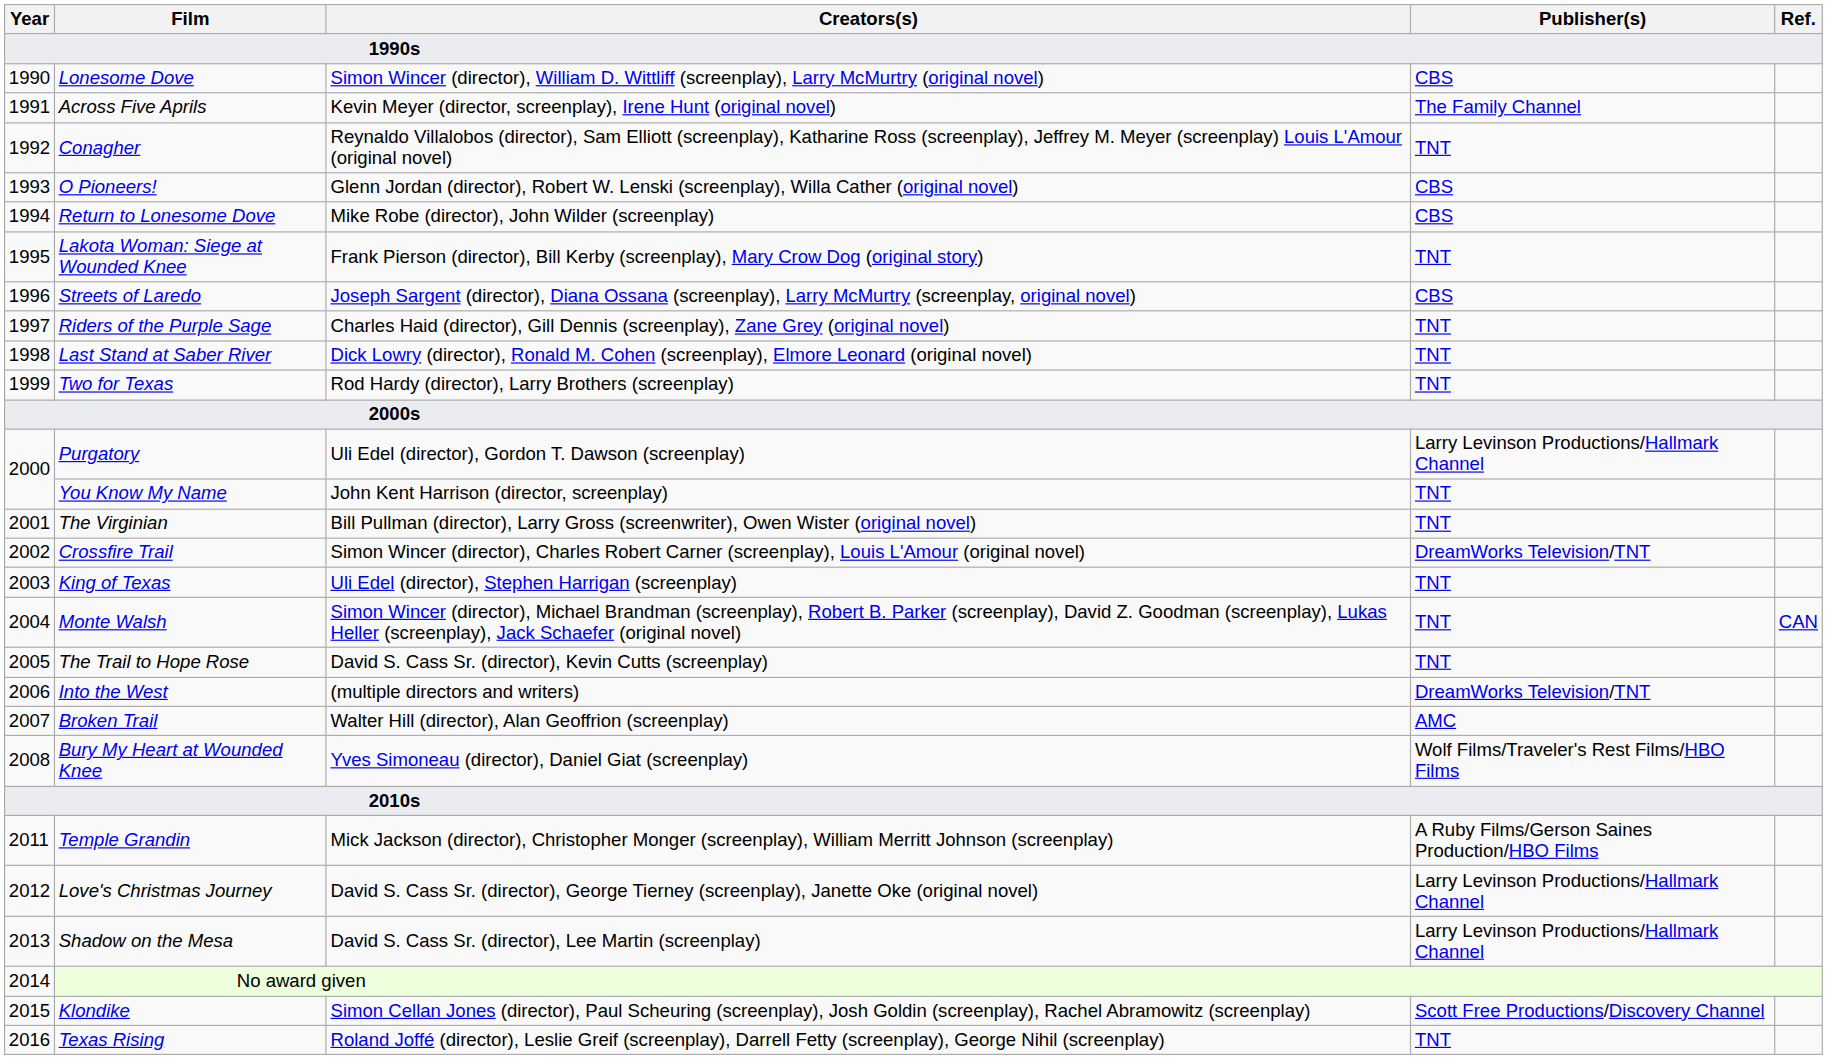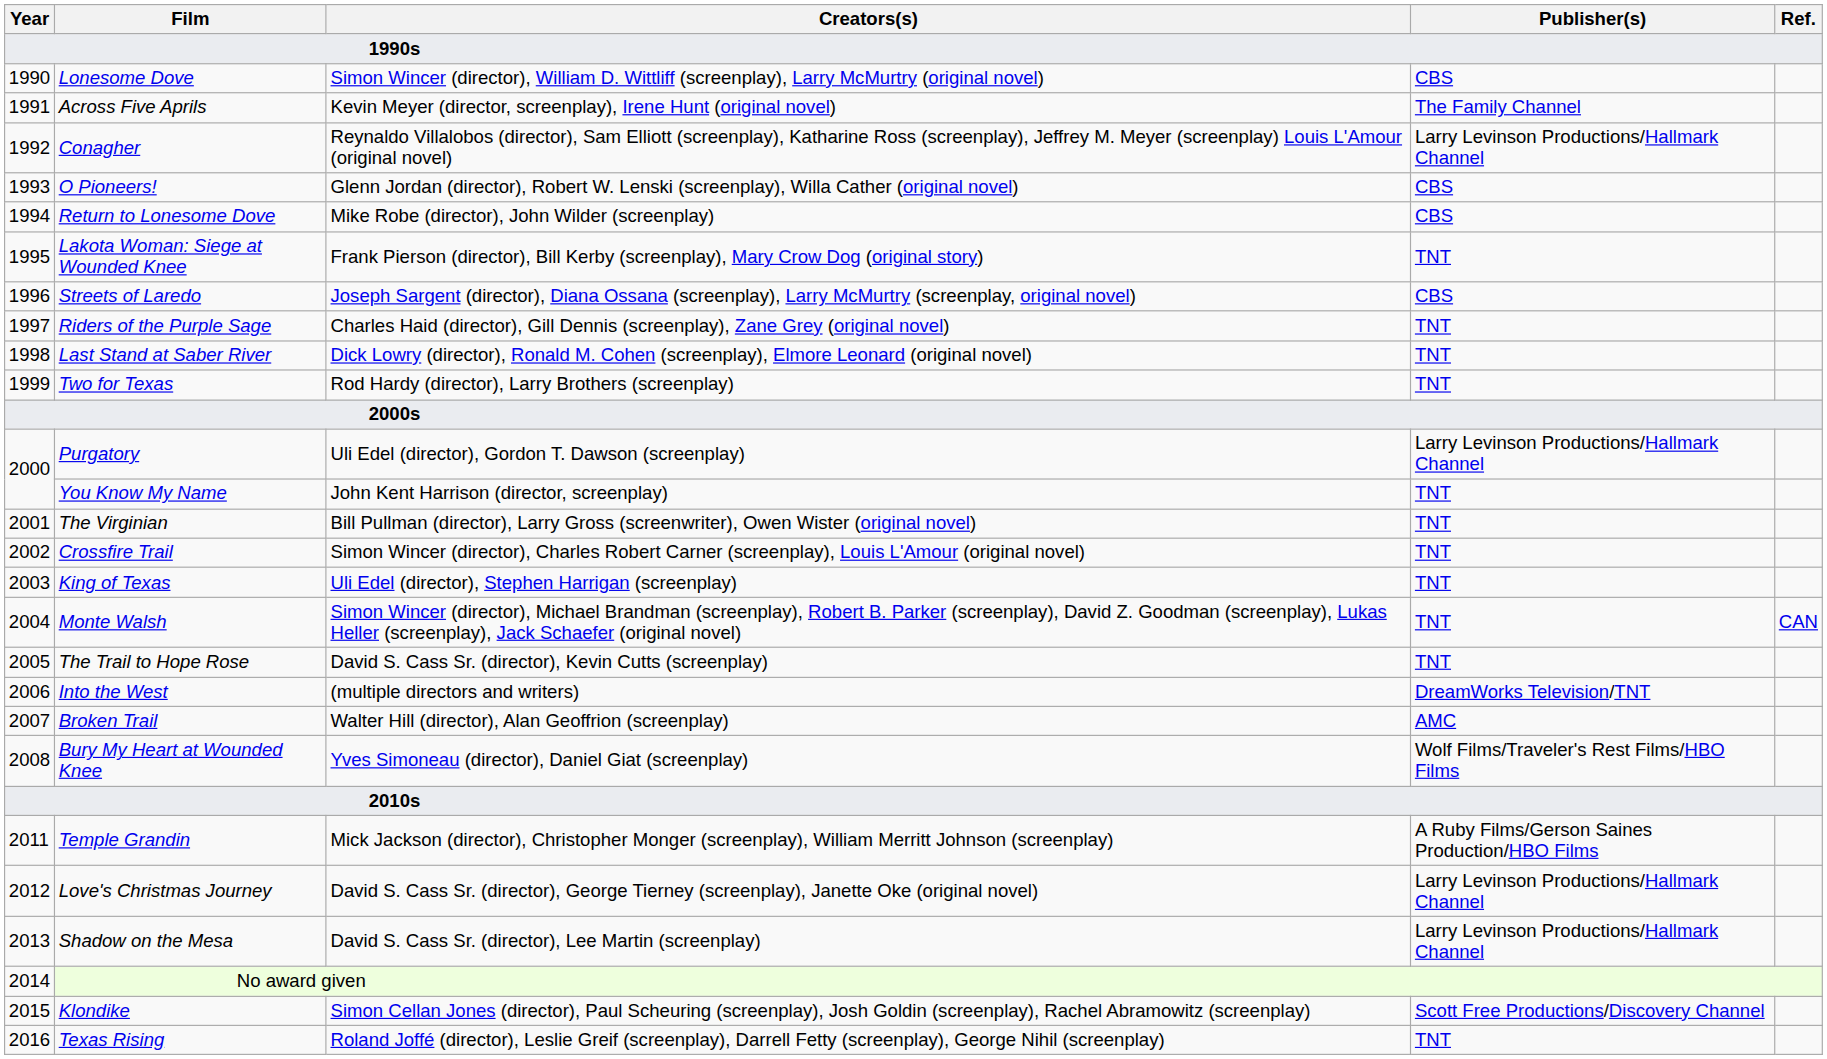(1433, 147) TNT -> (1567, 147) Larry Levinson Productions/Hallmark Channel
(1533, 552) DreamWorks Television/TNT -> (1433, 552) TNT
